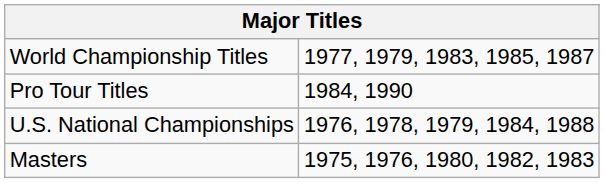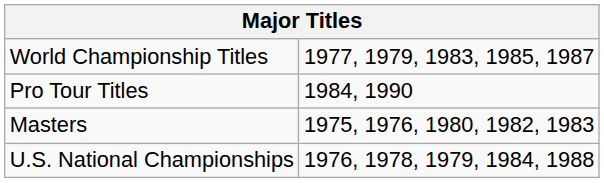rows swapped: (48, 159) <-> (152, 125)
